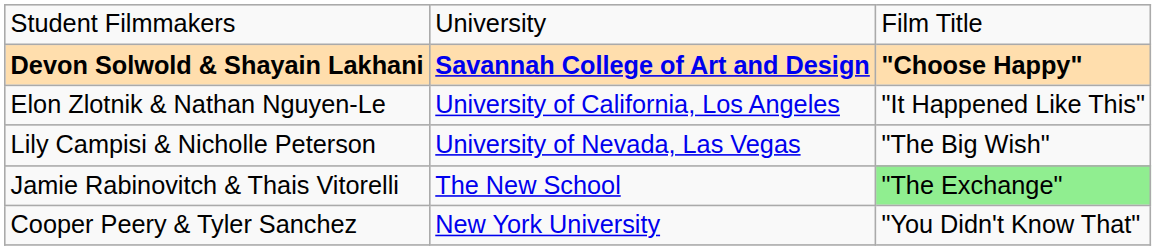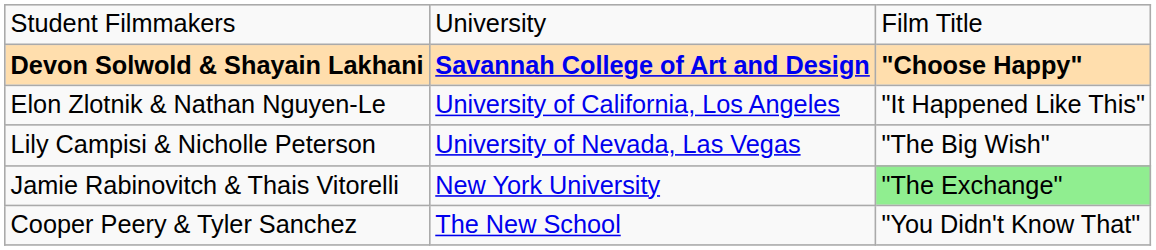(528, 184) The New School -> (548, 184) New York University
(548, 225) New York University -> (528, 225) The New School
